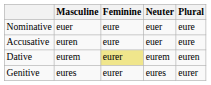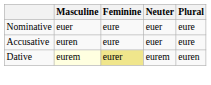(68, 57) no background -> (68, 57) lightyellow background
- row: (23, 73)
